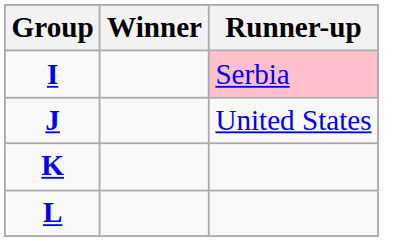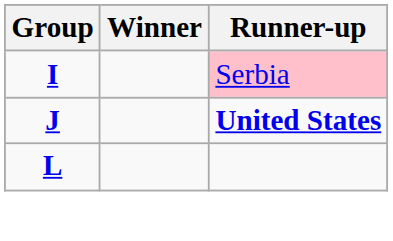(293, 119) normal -> (298, 119) bold
- row: (53, 166)
